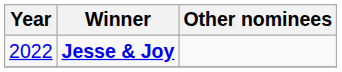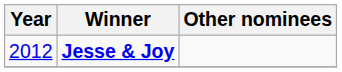(31, 50) 2022 -> (31, 50) 2012
